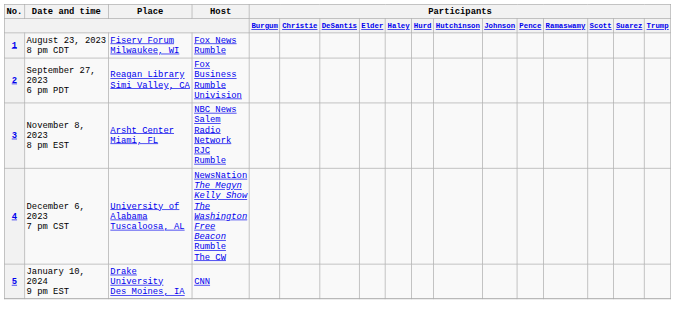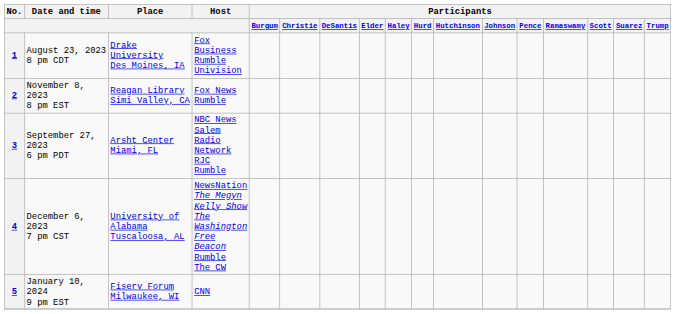(145, 45) Fiserv Forum Milwaukee, WI -> (147, 56) Drake University Des Moines, IA
(215, 45) Fox News Rumble -> (218, 56) Fox Business Rumble Univision
(61, 80) September 27, 2023 6 pm PDT -> (56, 96) November 8, 2023 8 pm EST
(218, 80) Fox Business Rumble Univision -> (215, 96) Fox News Rumble
(56, 135) November 8, 2023 8 pm EST -> (61, 146) September 27, 2023 6 pm PDT
(147, 282) Drake University Des Moines, IA -> (145, 292) Fiserv Forum Milwaukee, WI
